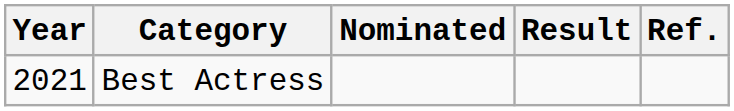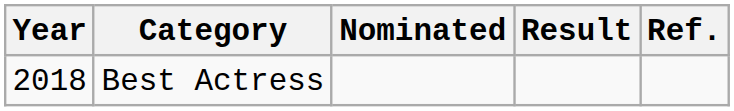(50, 81) 2021 -> (50, 81) 2018
